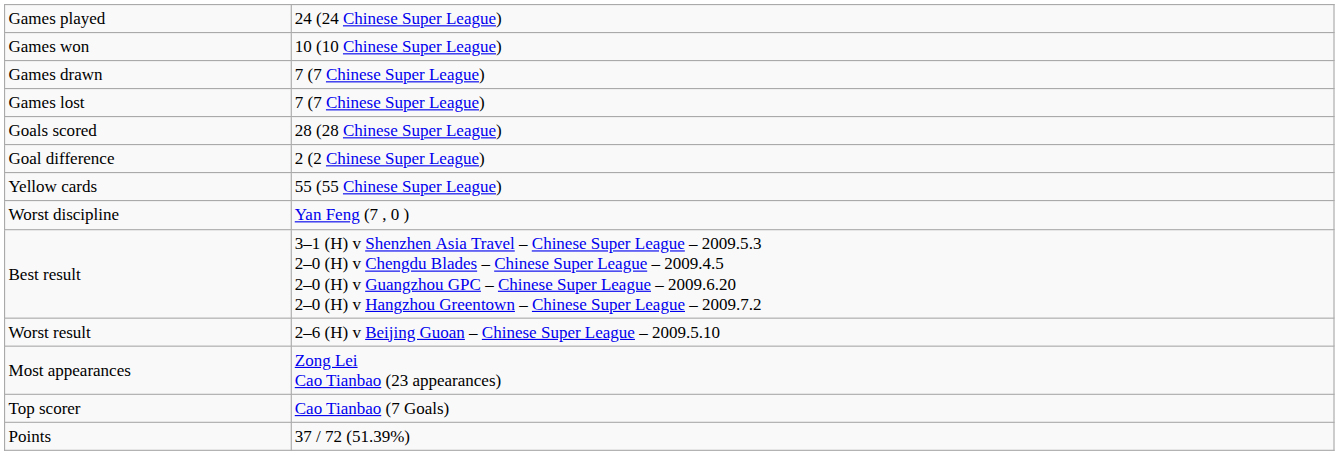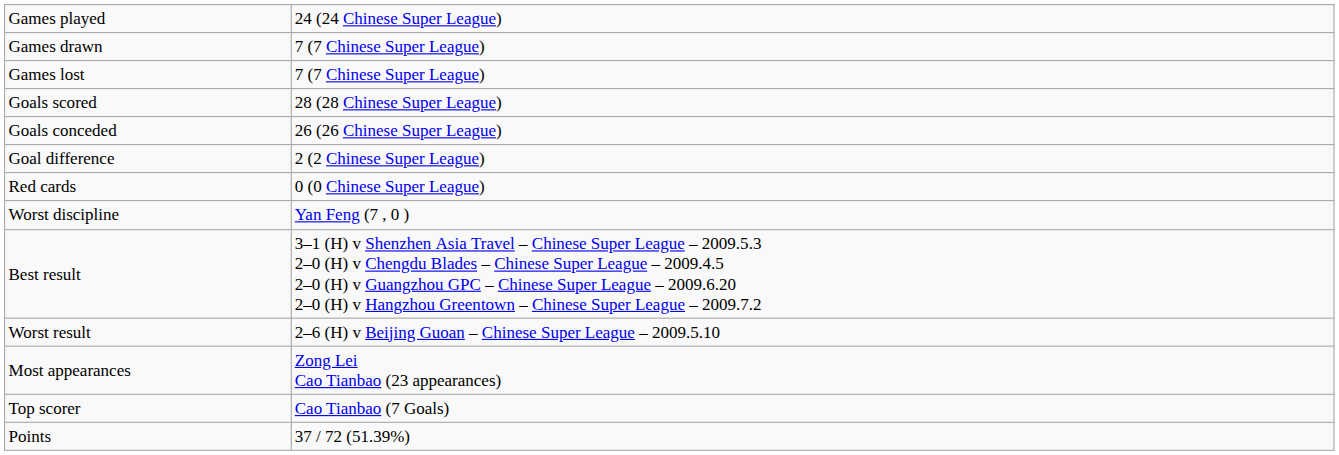- row: (49, 46)
+ row: (63, 131)
- row: (53, 187)
+ row: (42, 187)
